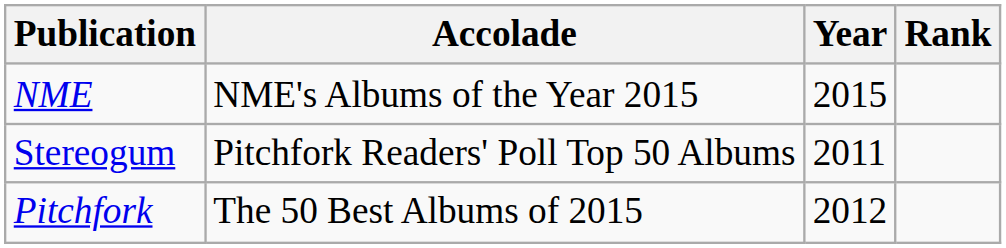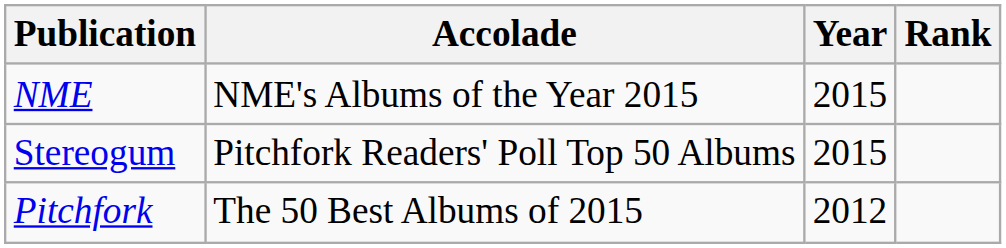(849, 152) 2011 -> (850, 152) 2015
